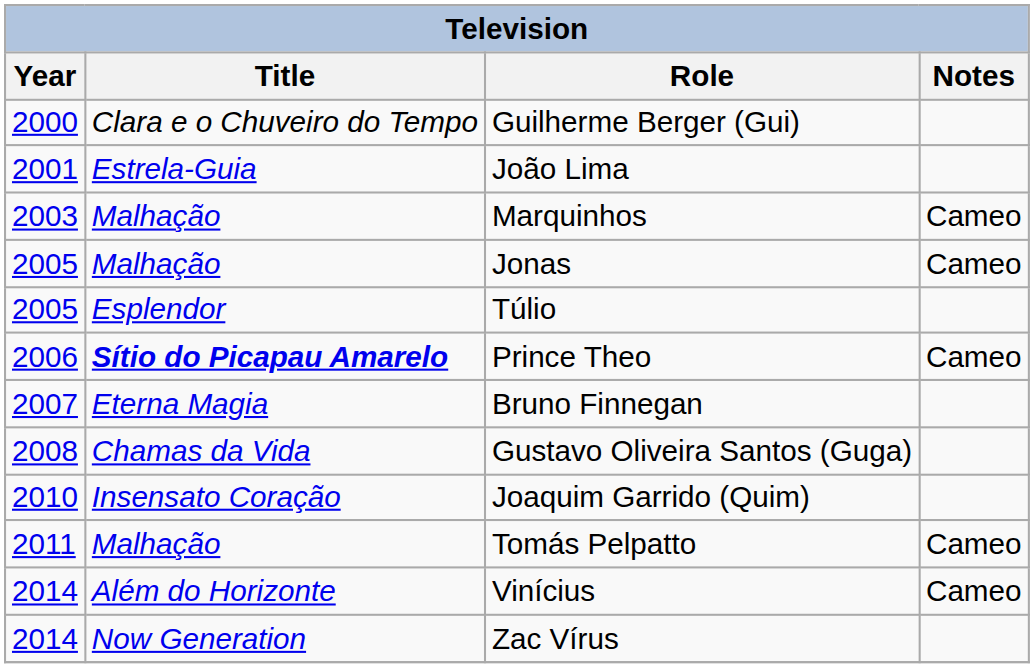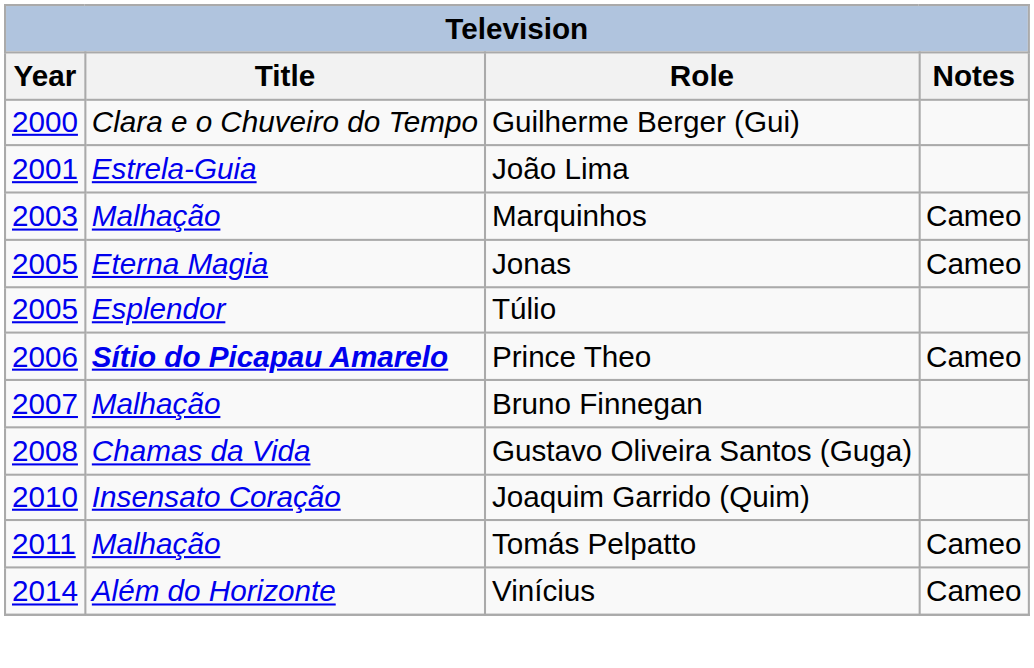(156, 263) Malhação -> (180, 263) Eterna Magia
(180, 404) Eterna Magia -> (156, 404) Malhação
- row: (555, 638)
